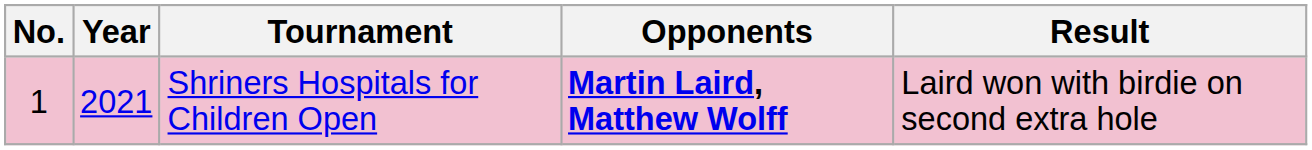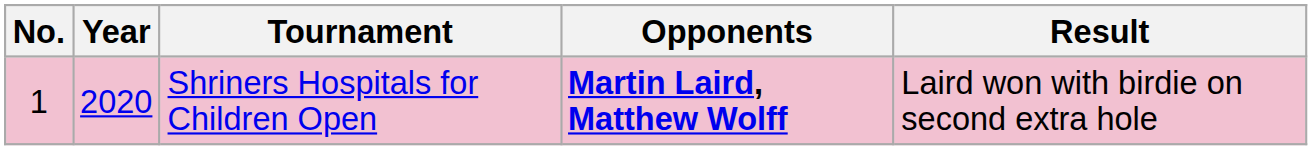(116, 101) 2021 -> (116, 101) 2020
